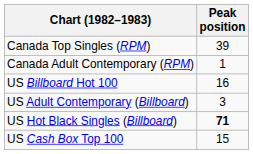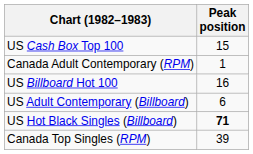rows swapped: (79, 45) <-> (65, 139)
(222, 102) 3 -> (222, 102) 6
